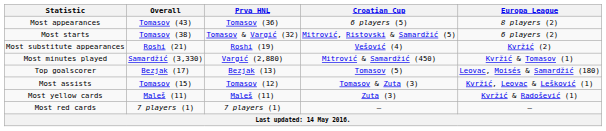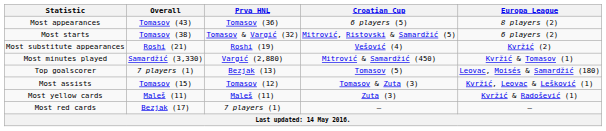(166, 71) Bezjak (17) -> (166, 71) 7 players (1)
(166, 108) 7 players (1) -> (166, 108) Bezjak (17)
